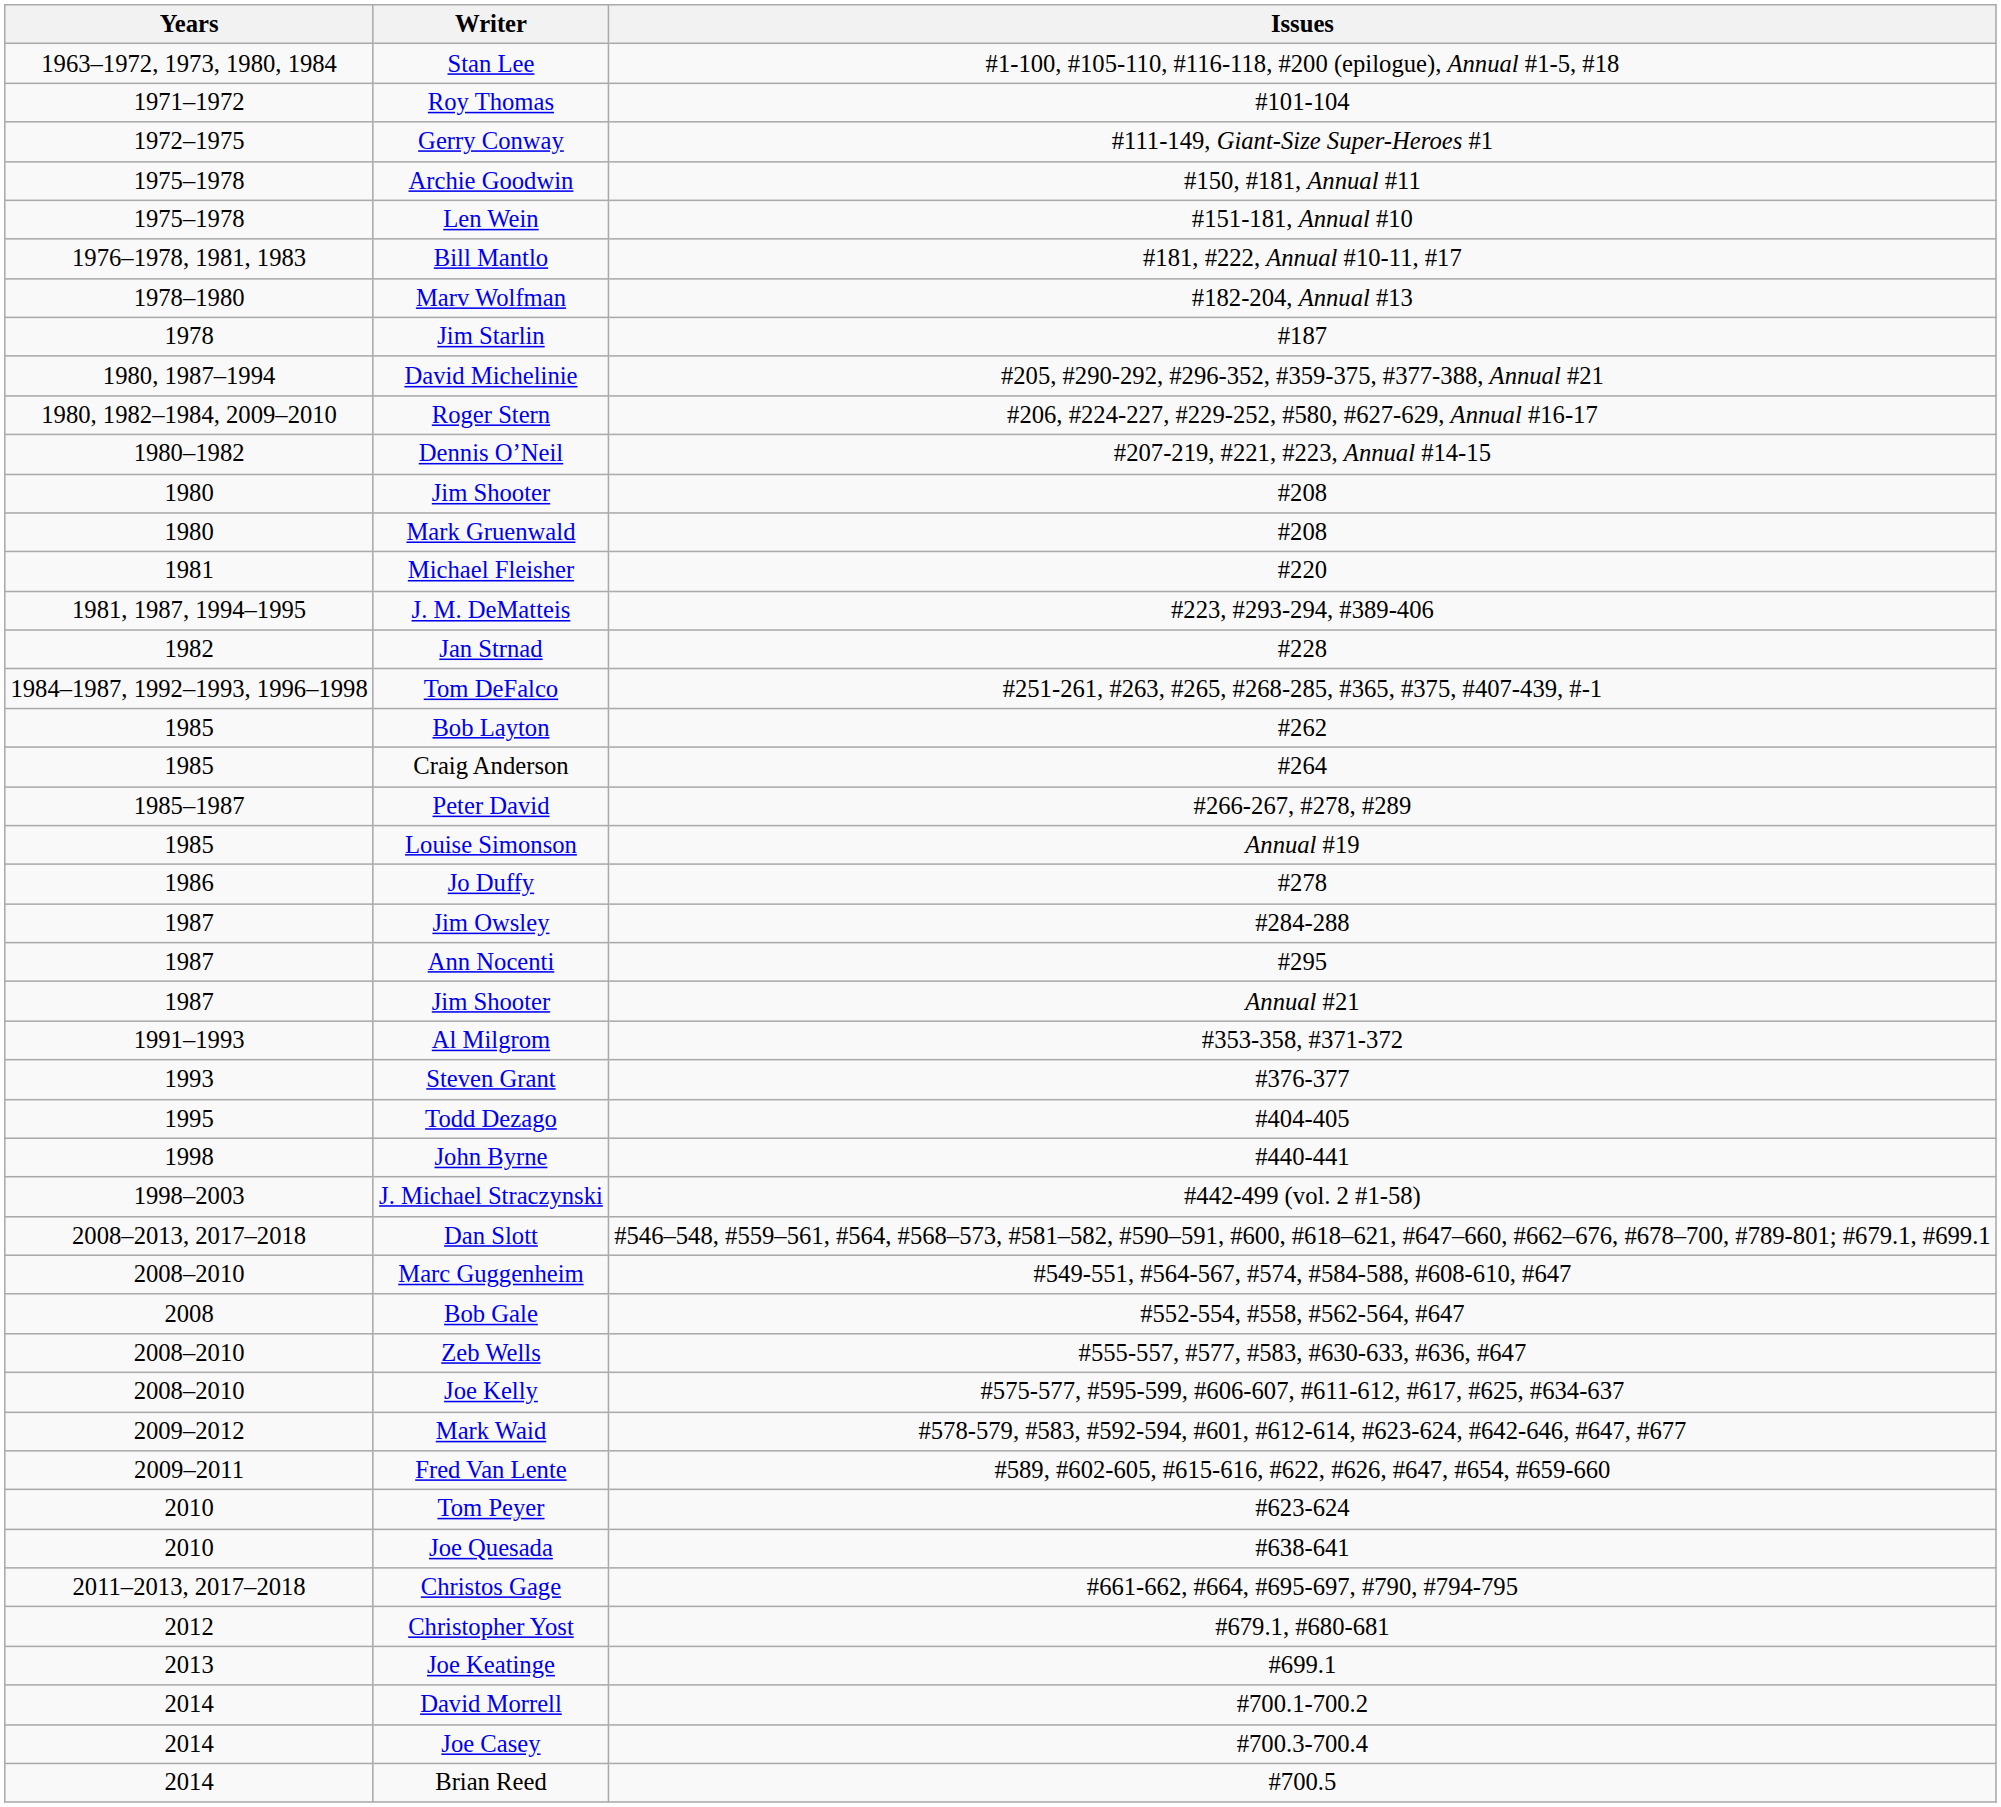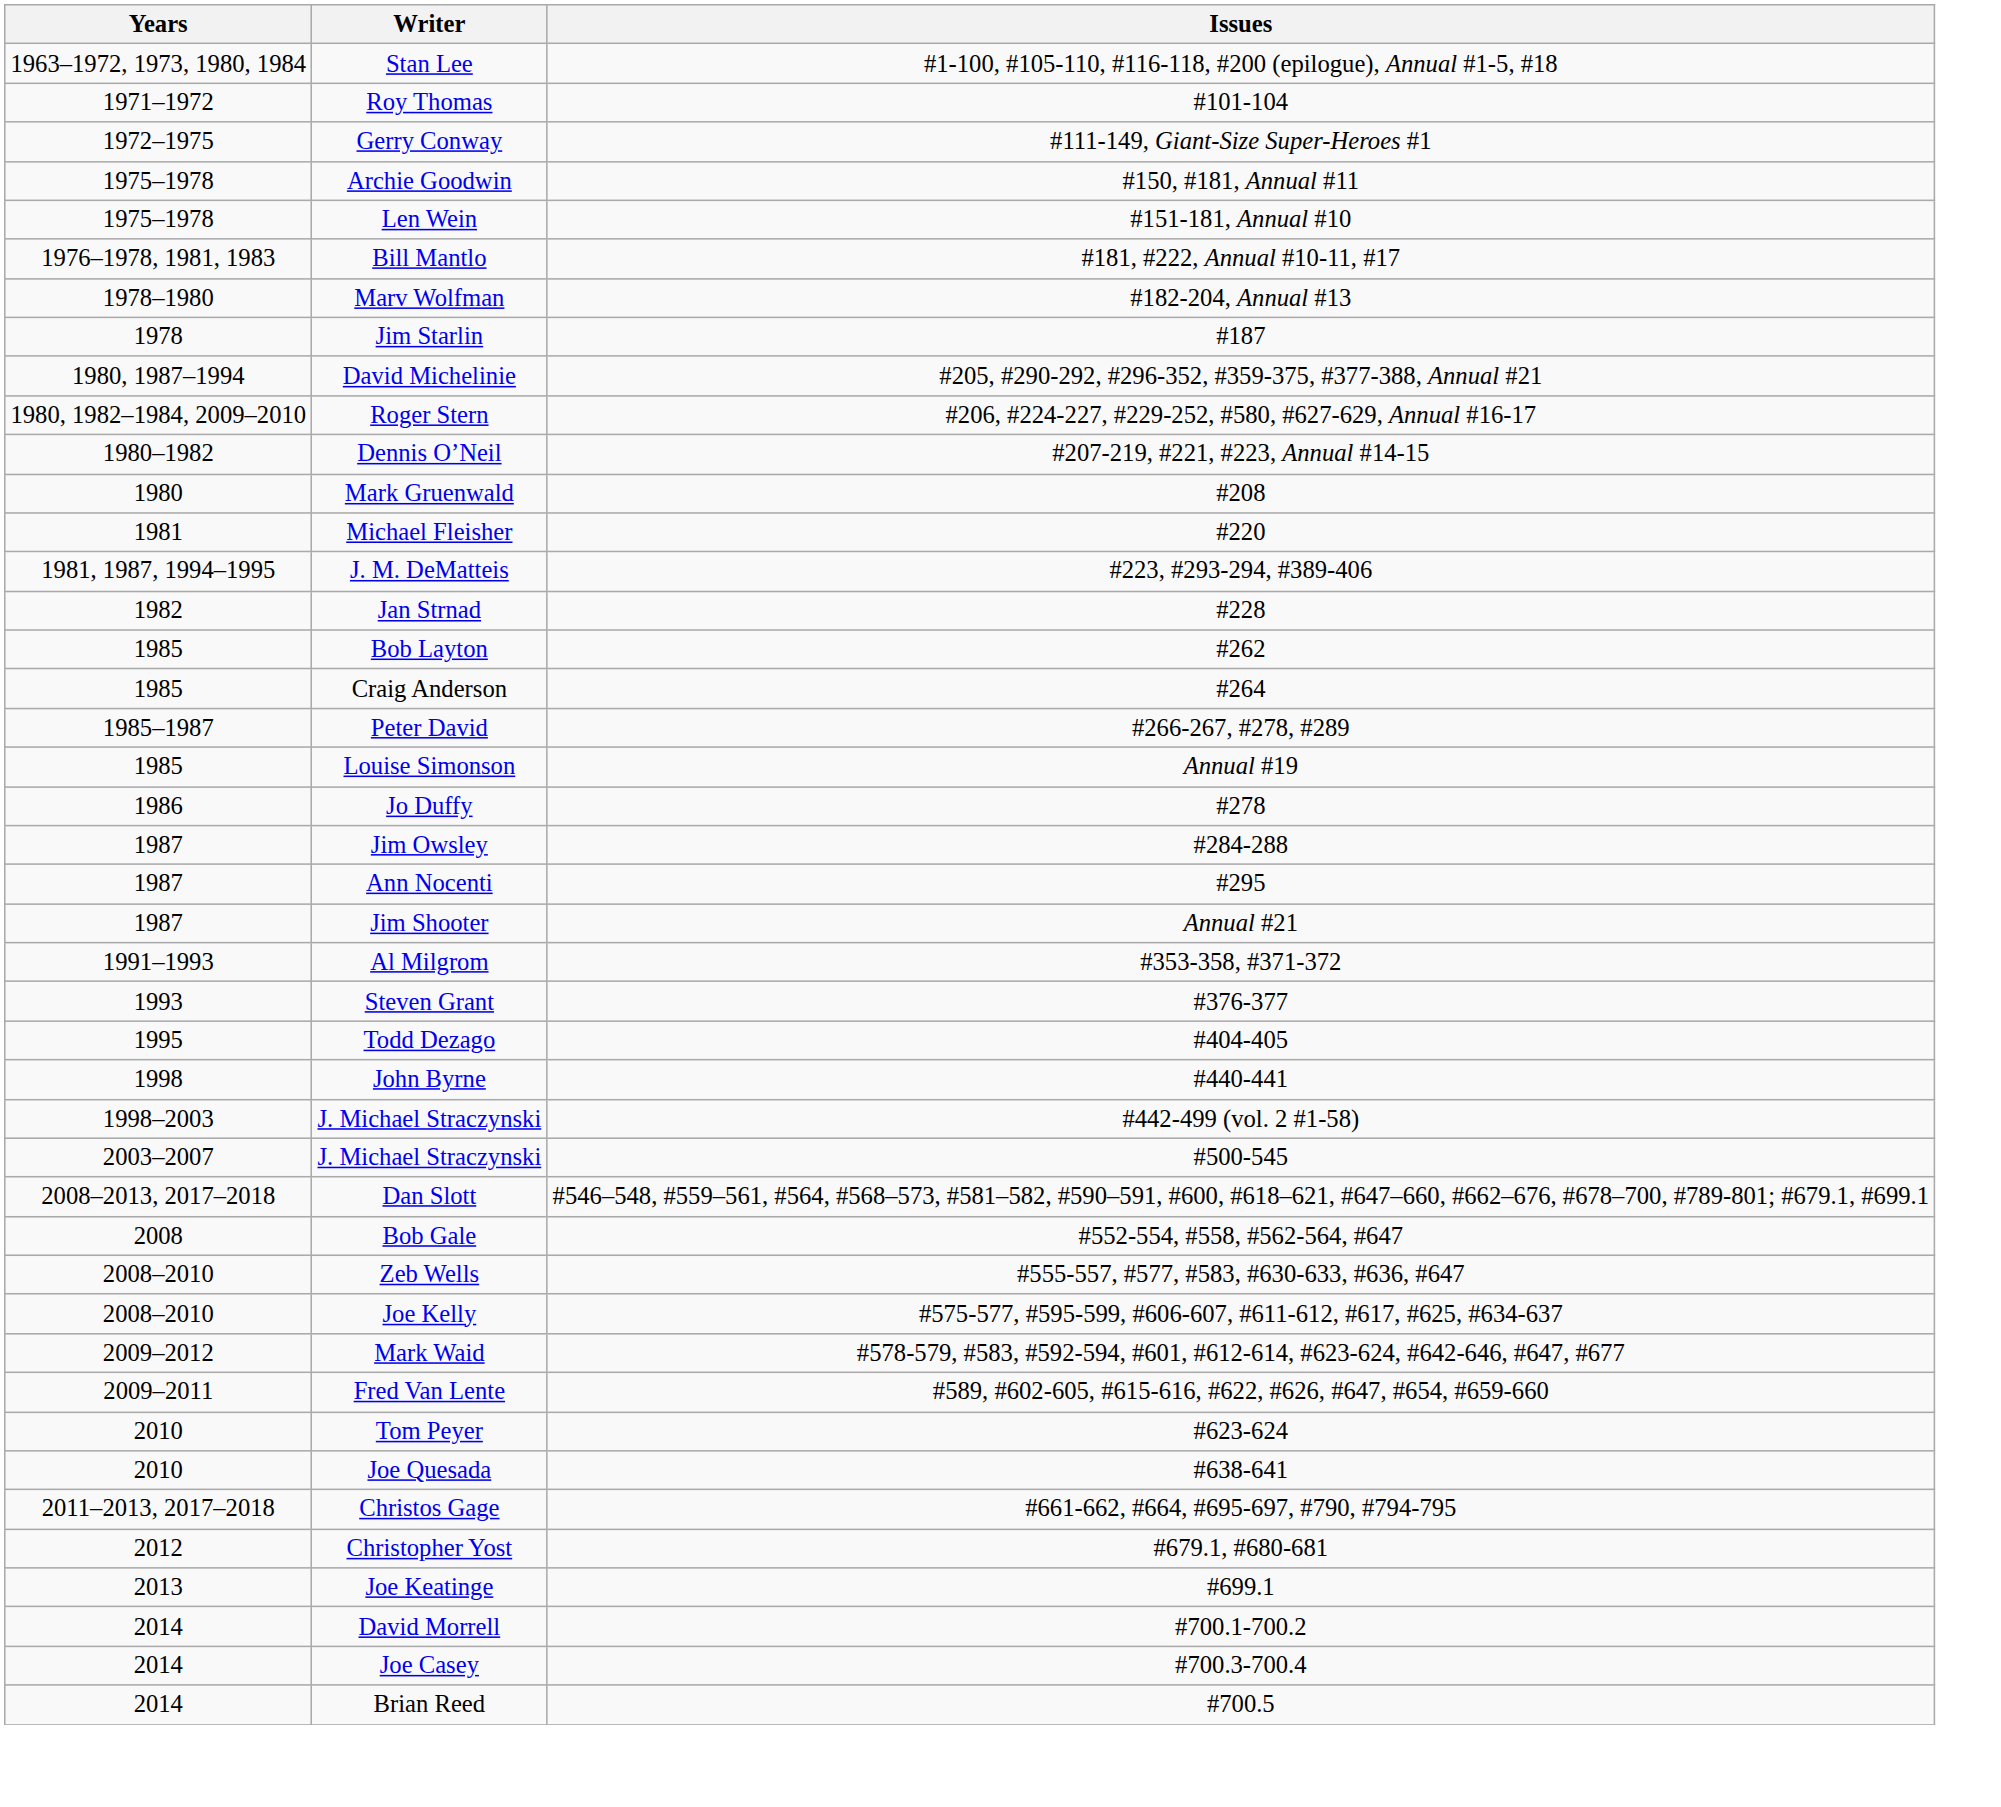- row: (491, 492)
- row: (491, 688)
+ row: (429, 1157)
- row: (491, 1274)
